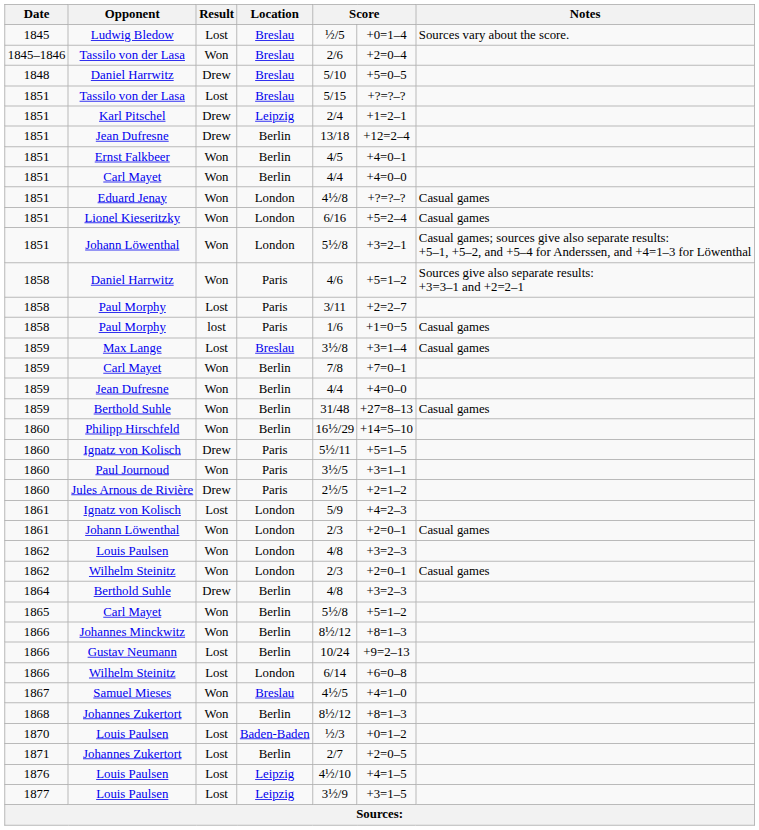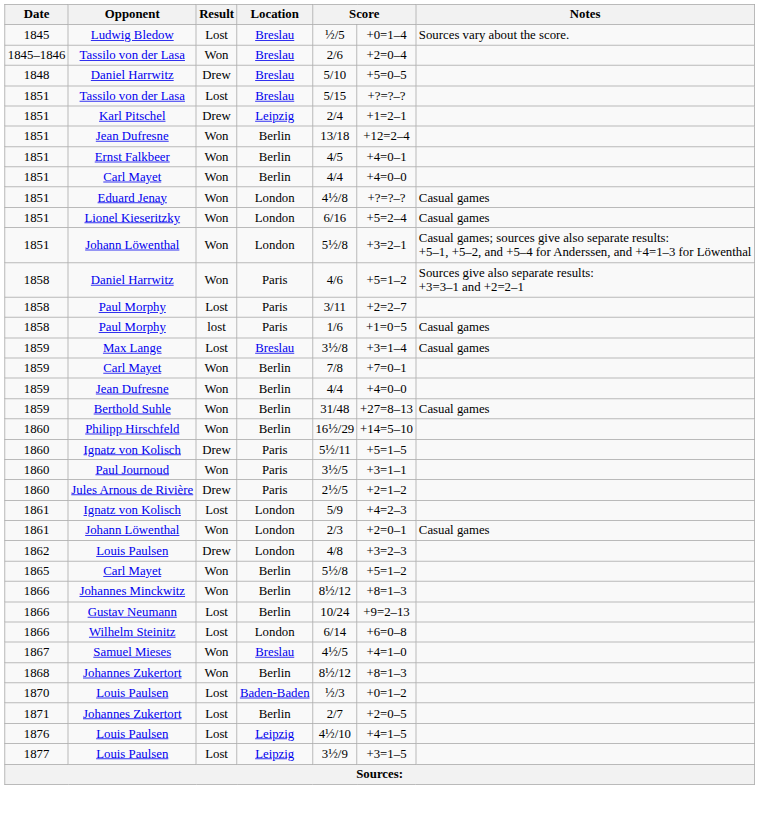(217, 136) Drew -> (217, 136) Won
(217, 550) Won -> (217, 550) Drew
- row: (37, 571)
- row: (37, 591)
